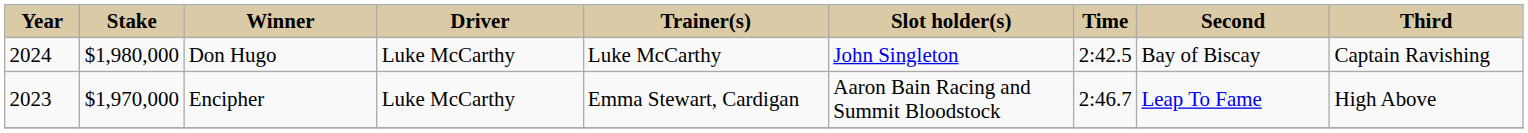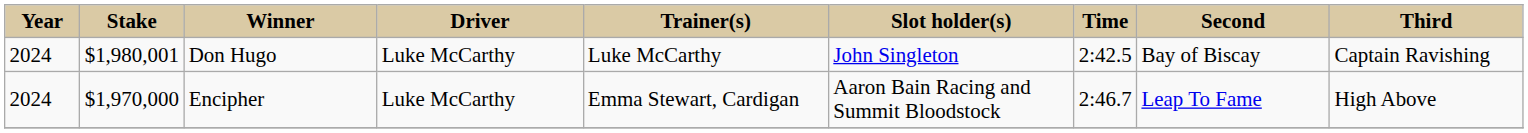(132, 54) $1,980,000 -> (132, 54) $1,980,001
(30, 99) 2023 -> (30, 99) 2024
